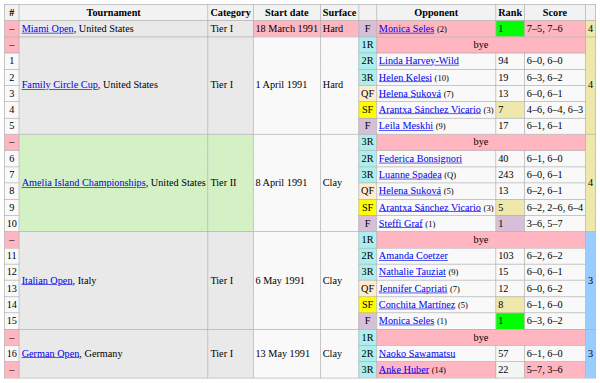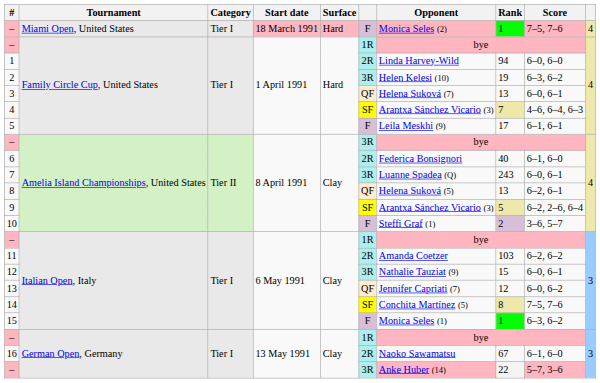(501, 223) 1 -> (501, 223) 2
(545, 304) 6–1, 6–0 -> (545, 304) 7–5, 7–6
(503, 353) 57 -> (503, 353) 67
